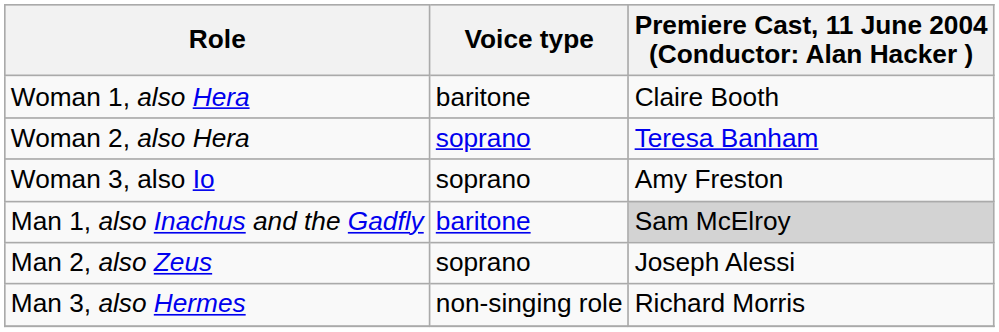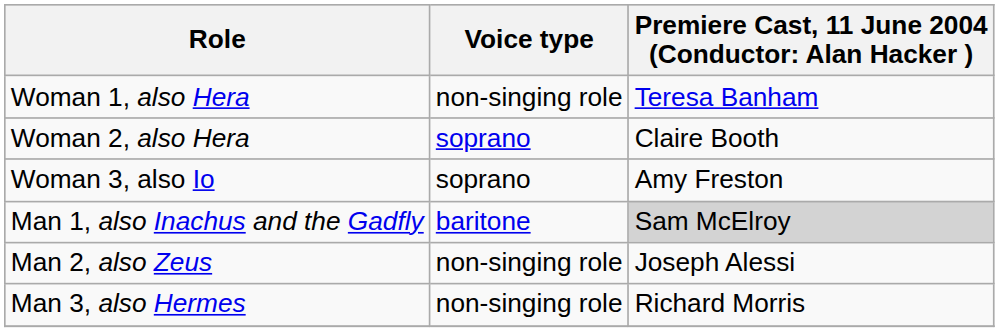(483, 96) baritone -> (529, 96) non-singing role
(707, 96) Claire Booth -> (727, 96) Teresa Banham
(727, 138) Teresa Banham -> (707, 138) Claire Booth
(483, 262) soprano -> (529, 262) non-singing role
